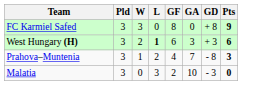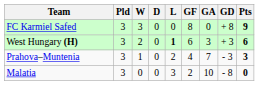+ column: (157, 12)
(211, 57) - 8 -> (227, 57) - 3
(211, 73) - 3 -> (227, 73) - 8
